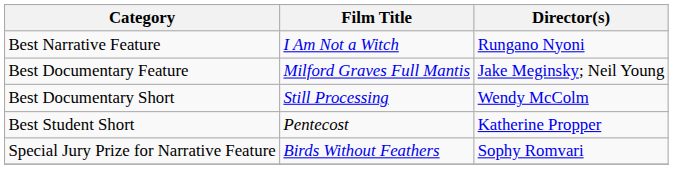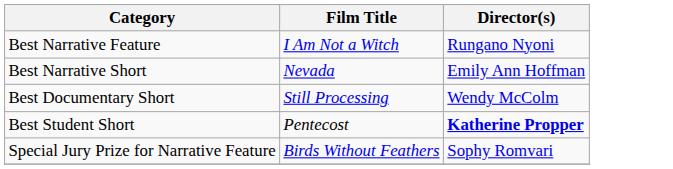- row: (98, 71)
+ row: (77, 71)
(539, 124) normal -> (516, 124) bold
